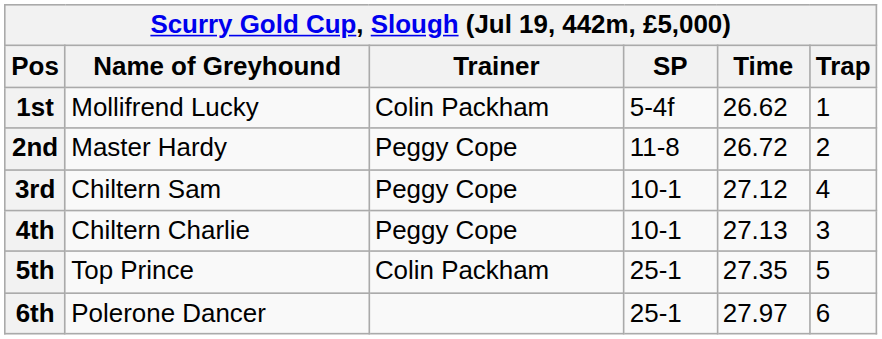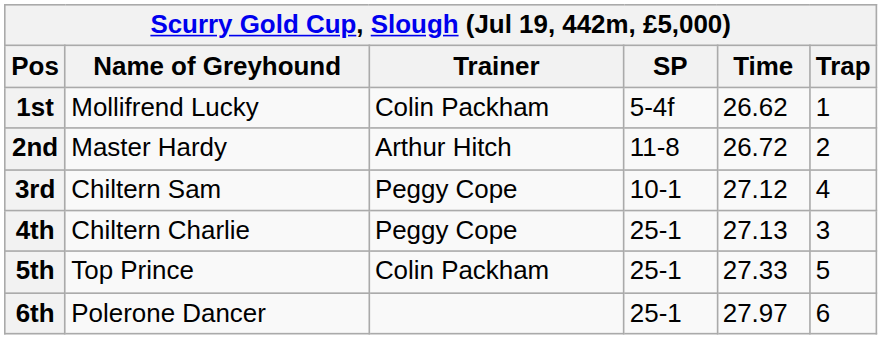(446, 148) Peggy Cope -> (443, 148) Arthur Hitch
(656, 230) 10-1 -> (656, 230) 25-1
(755, 271) 27.35 -> (755, 271) 27.33
